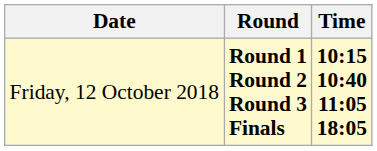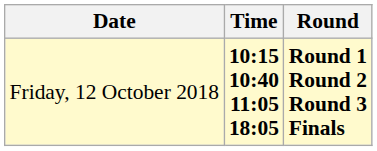columns swapped: (342, 21) <-> (268, 21)
